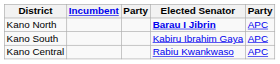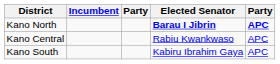(258, 25) normal -> (258, 25) bold
rows swapped: (35, 52) <-> (32, 38)
